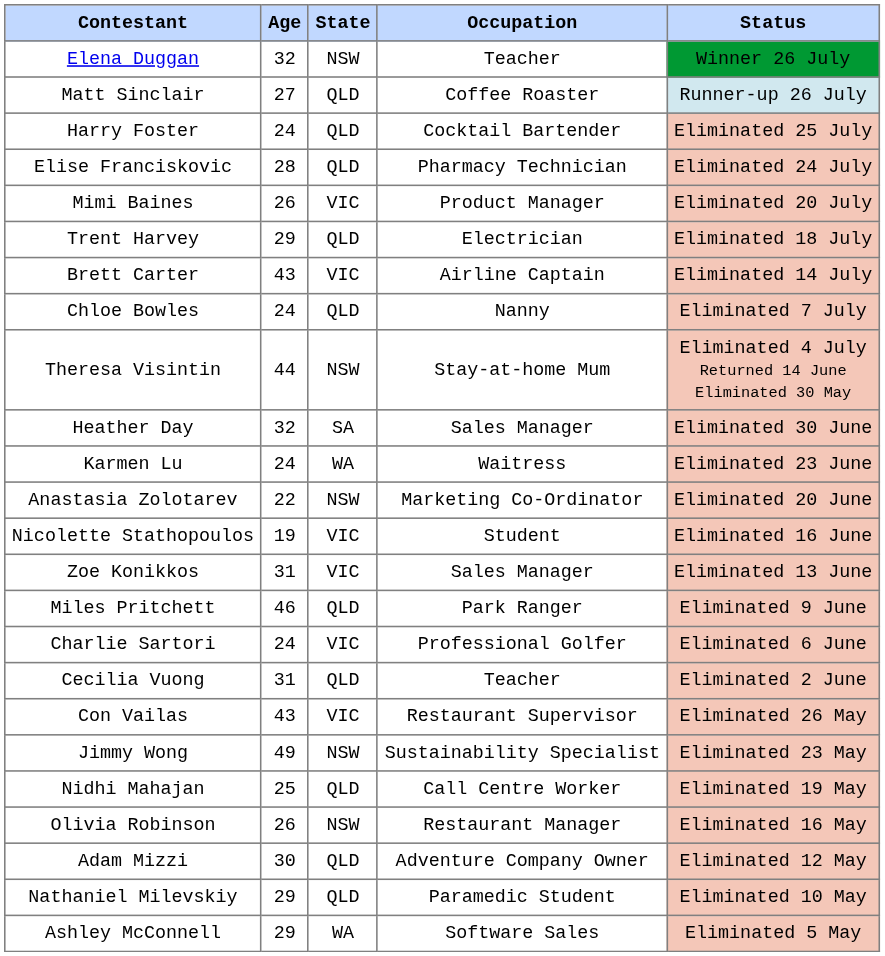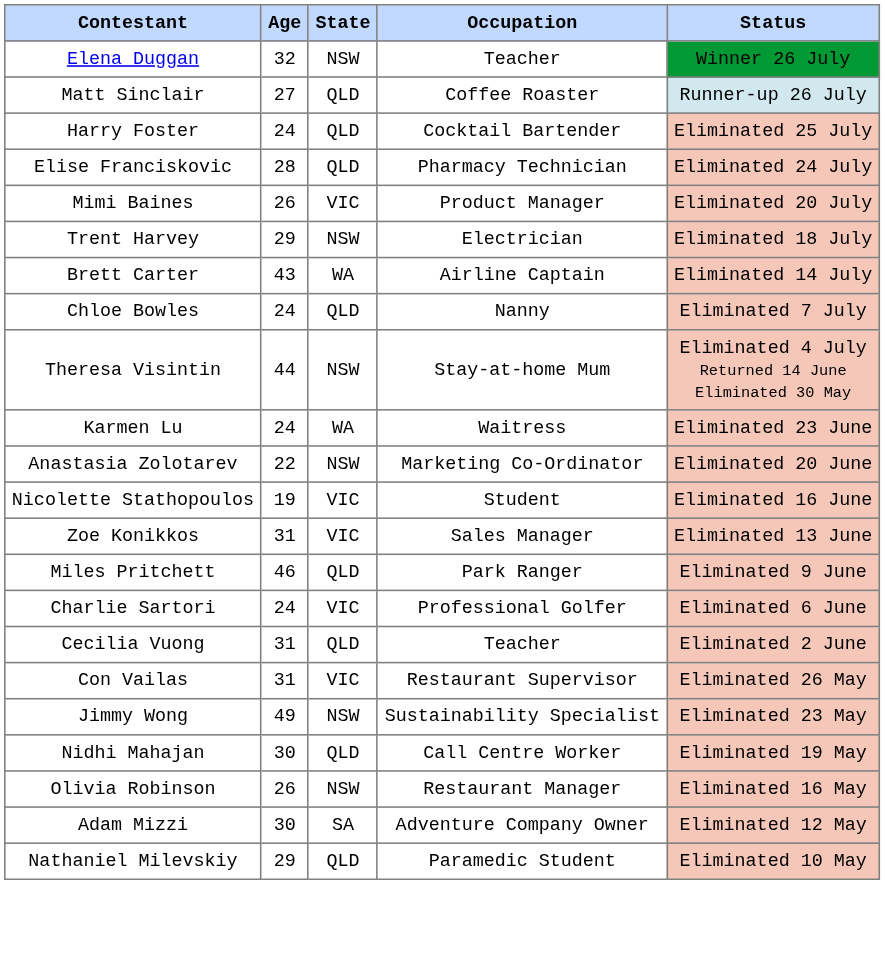(343, 240) QLD -> (343, 240) NSW
(343, 276) VIC -> (343, 276) WA
- row: (133, 428)
(285, 717) 43 -> (285, 681) 31
(285, 789) 25 -> (285, 753) 30
(343, 861) QLD -> (343, 825) SA
- row: (133, 933)
